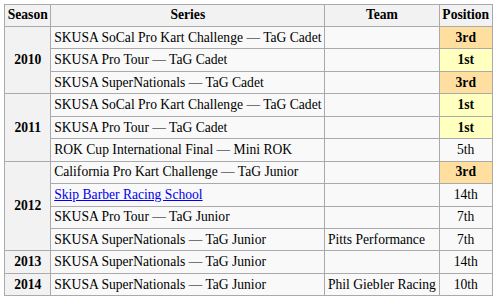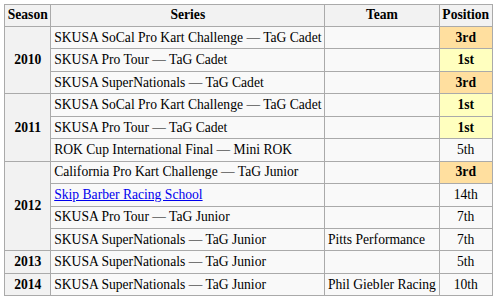(466, 262) 14th -> (466, 262) 5th
